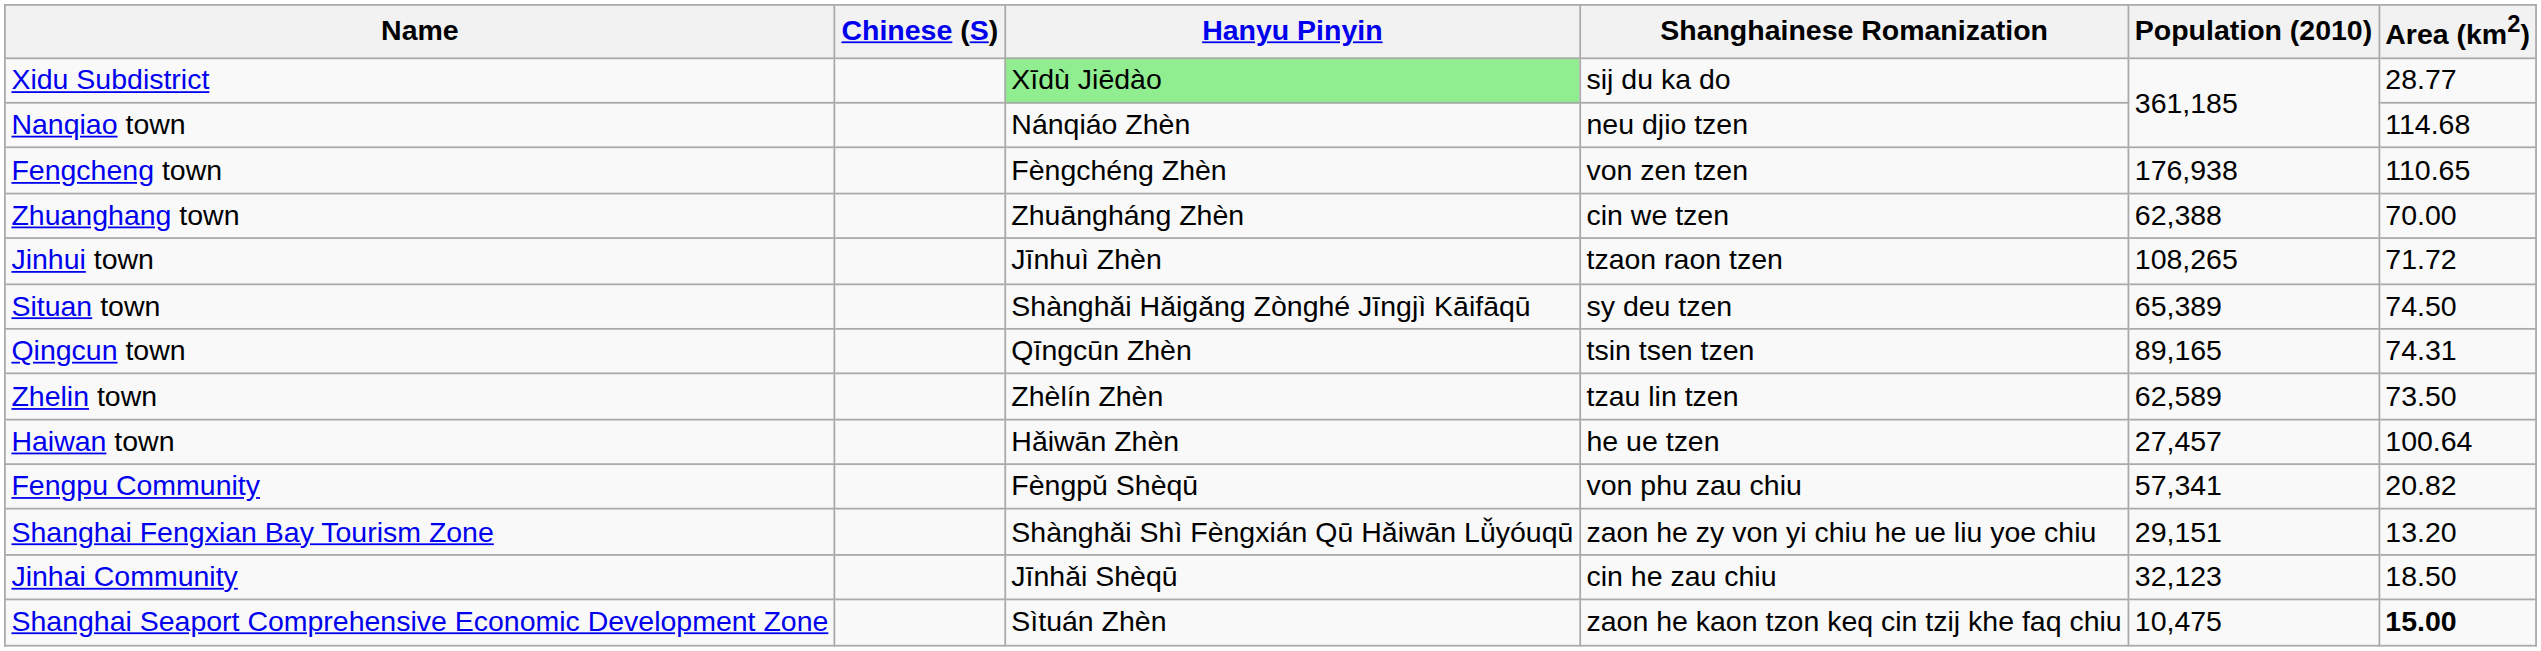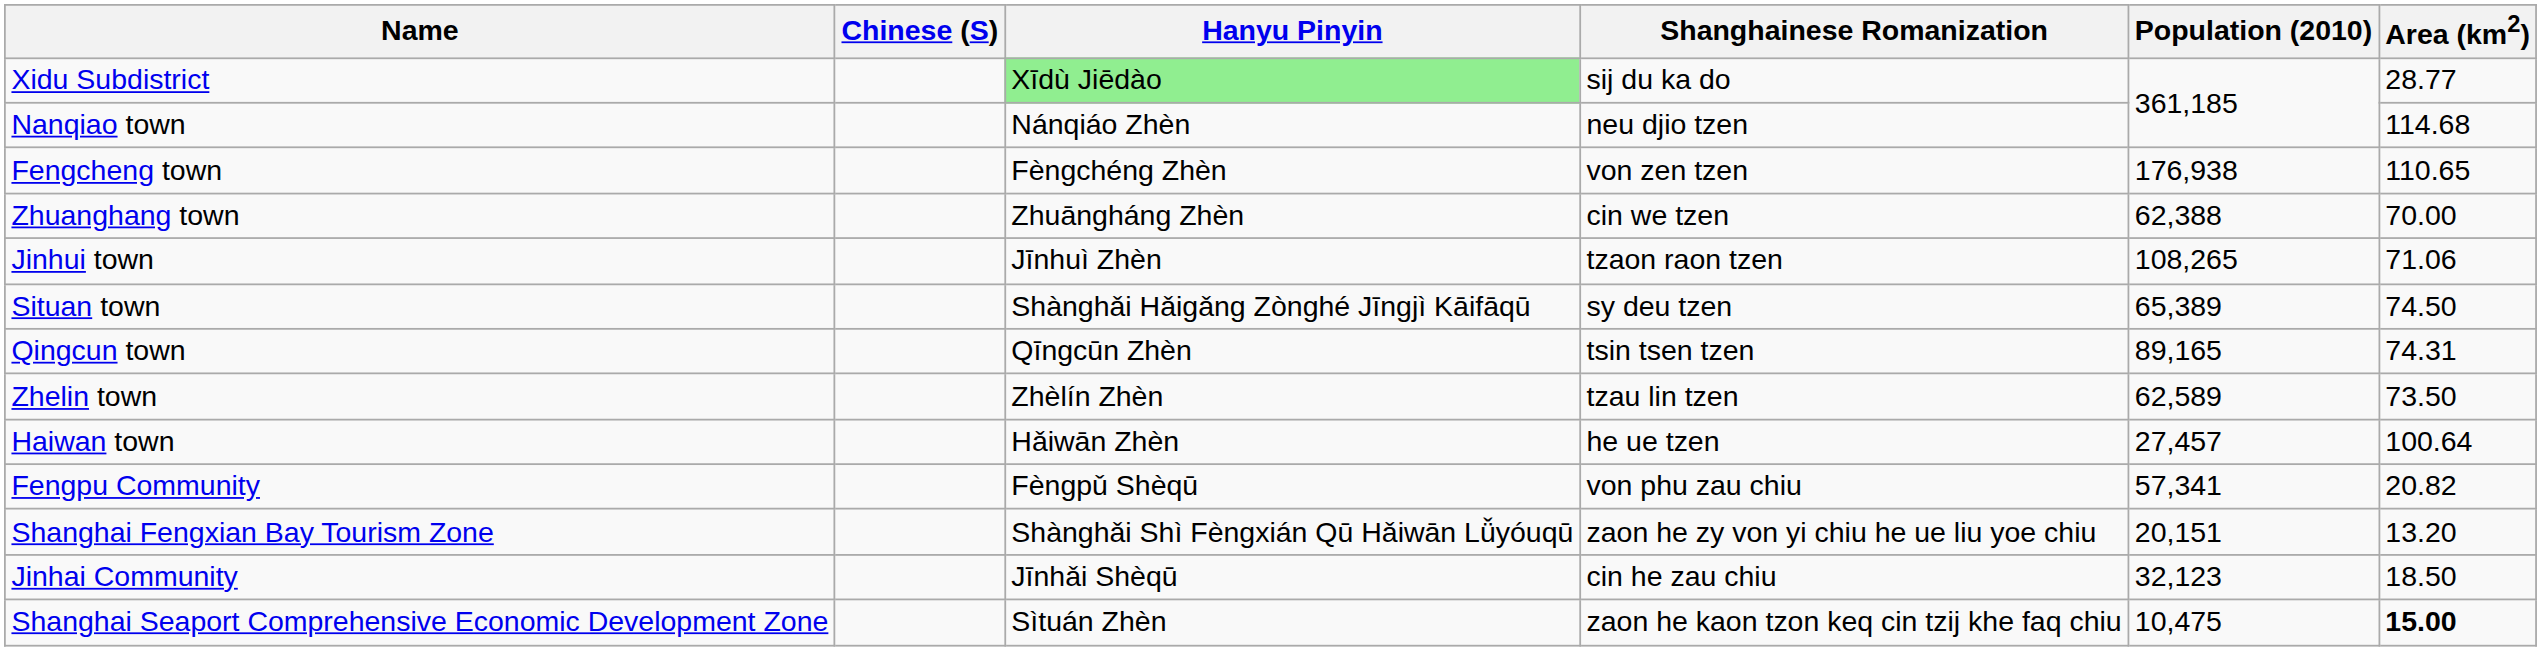(2421, 260) 71.72 -> (2421, 260) 71.06
(2178, 531) 29,151 -> (2178, 531) 20,151
